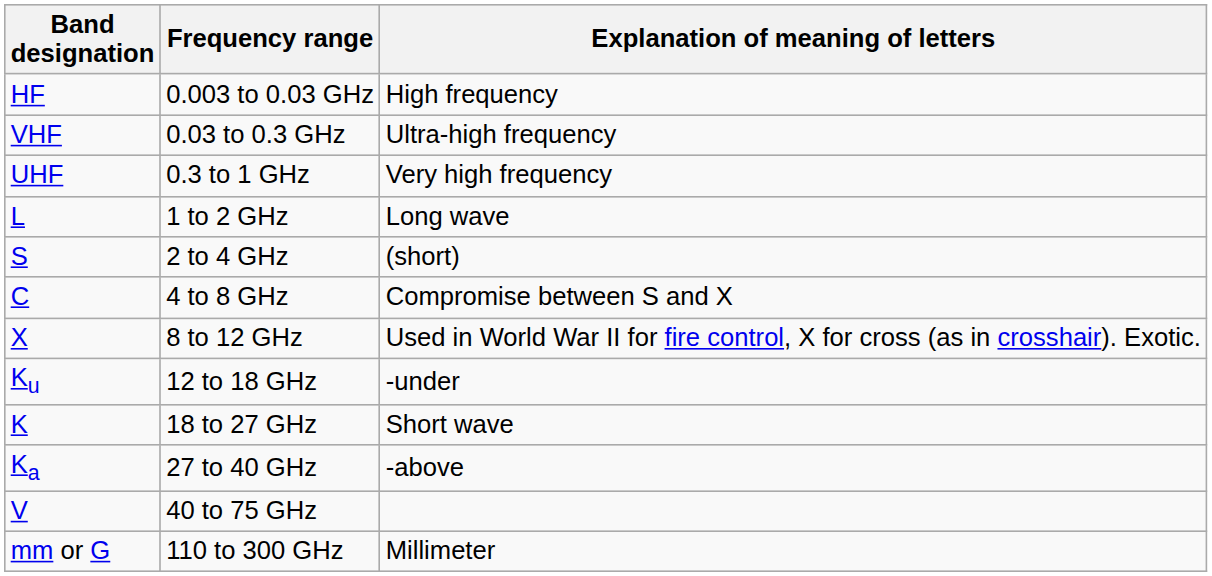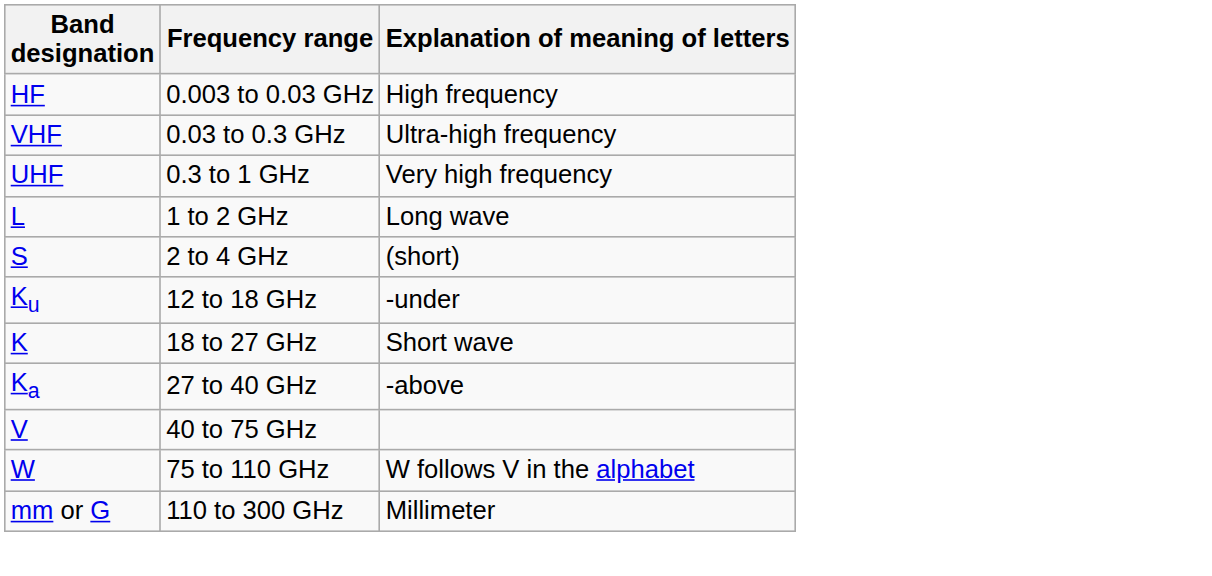- row: (227, 297)
- row: (234, 337)
+ row: (248, 469)
